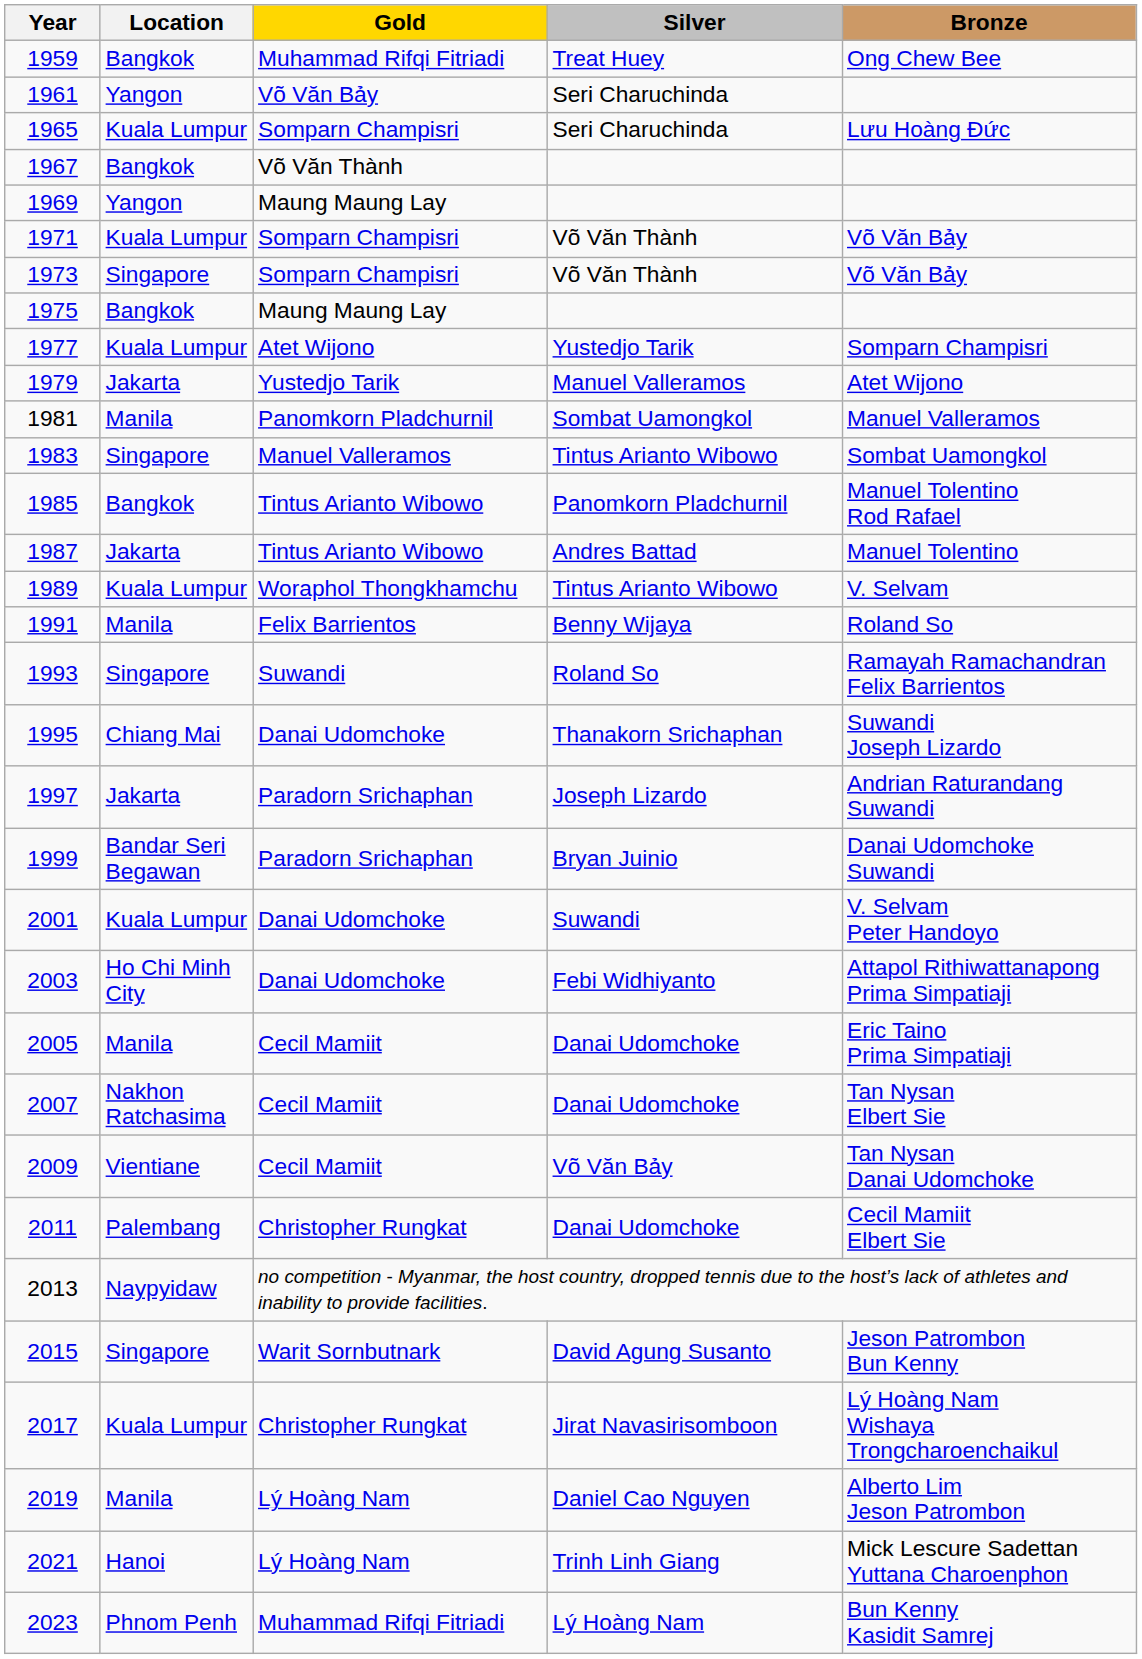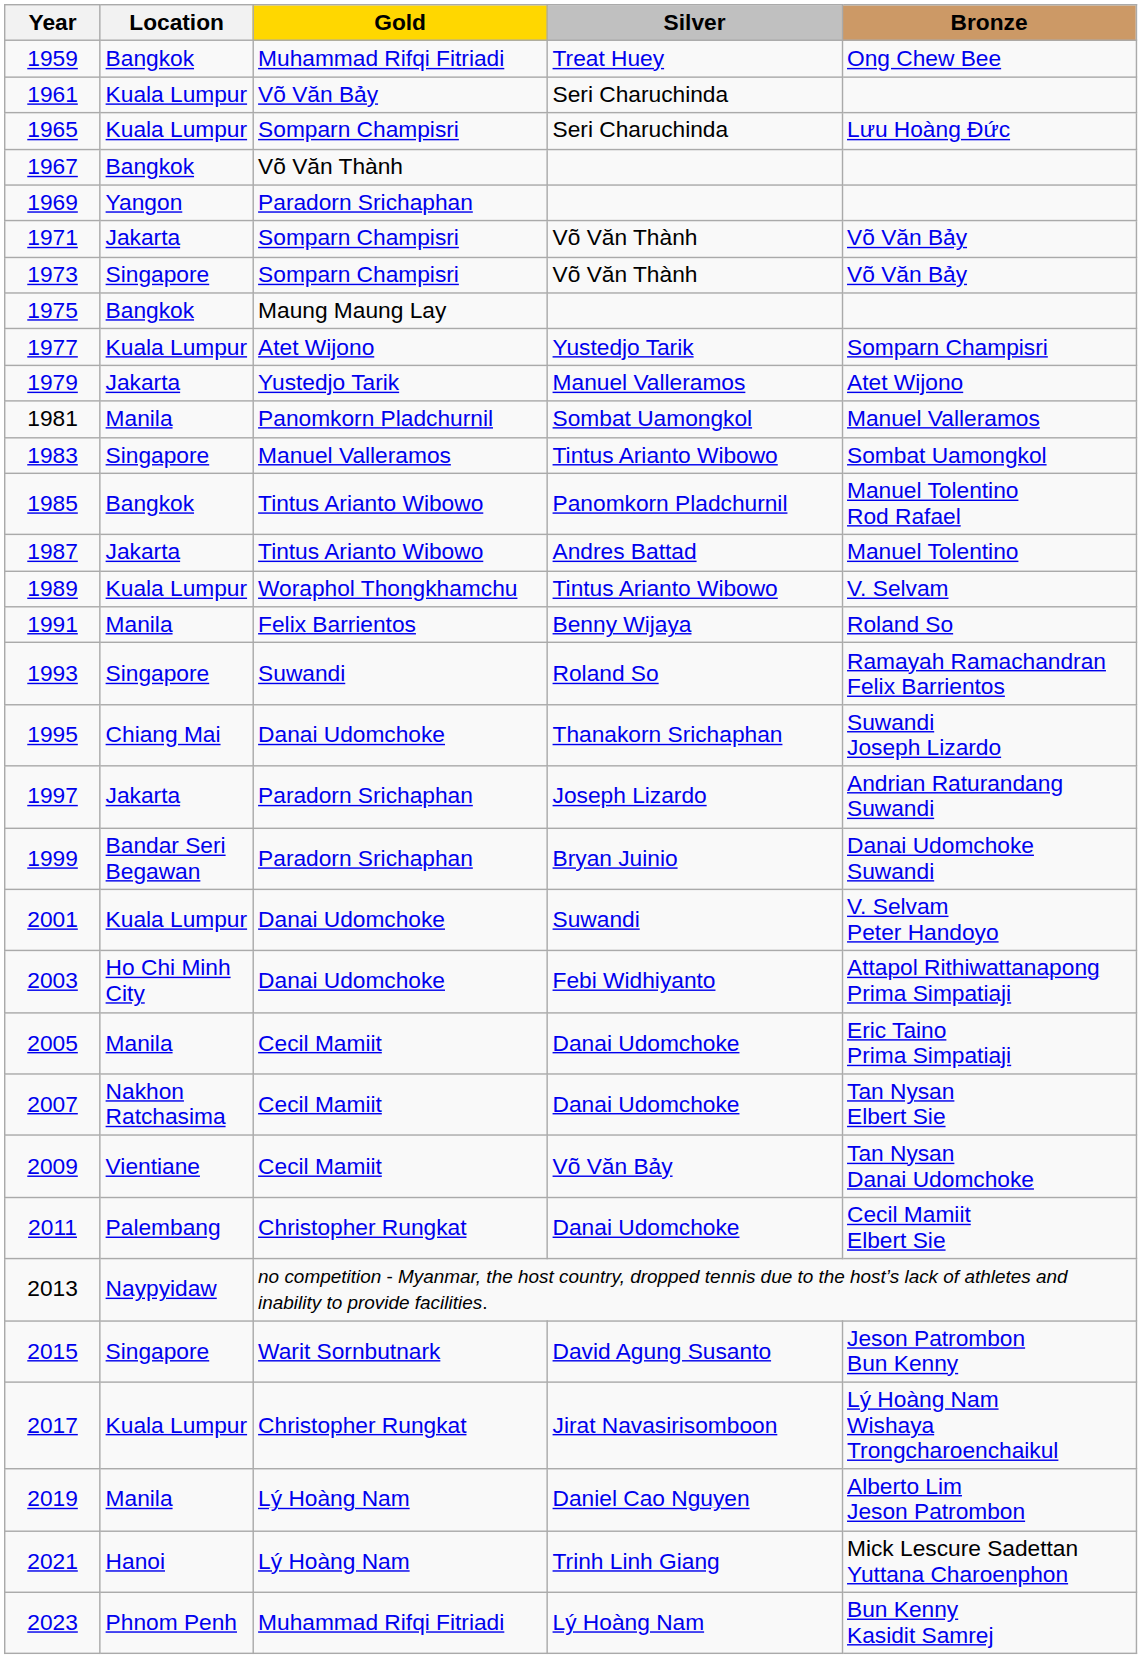(144, 94) Yangon -> (176, 94) Kuala Lumpur
(352, 202) Maung Maung Lay -> (365, 202) Paradorn Srichaphan
(176, 238) Kuala Lumpur -> (143, 238) Jakarta
